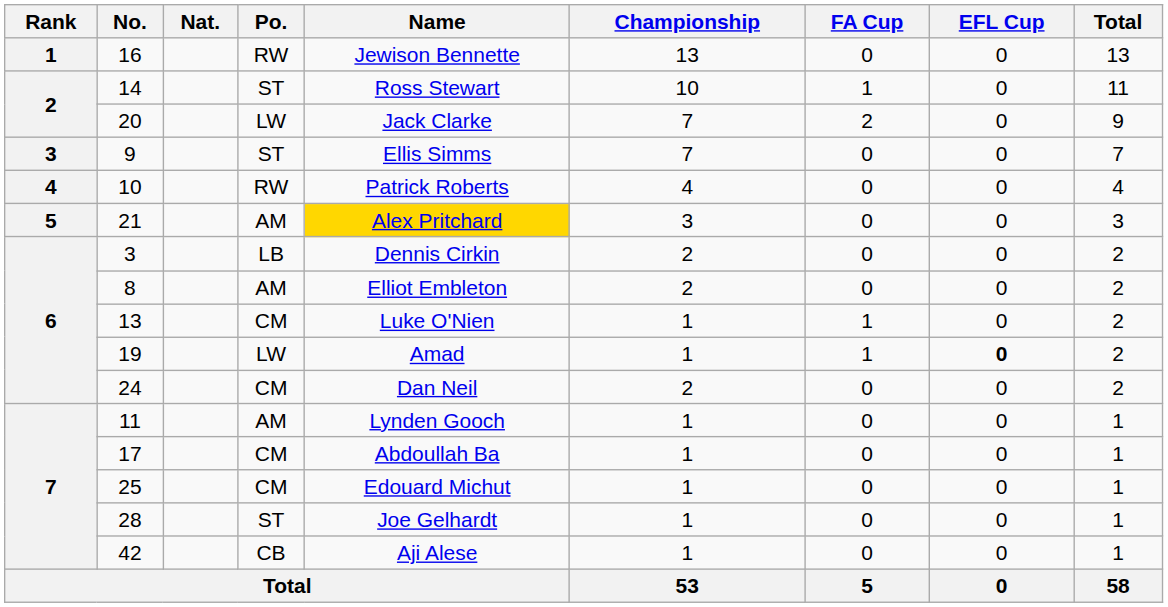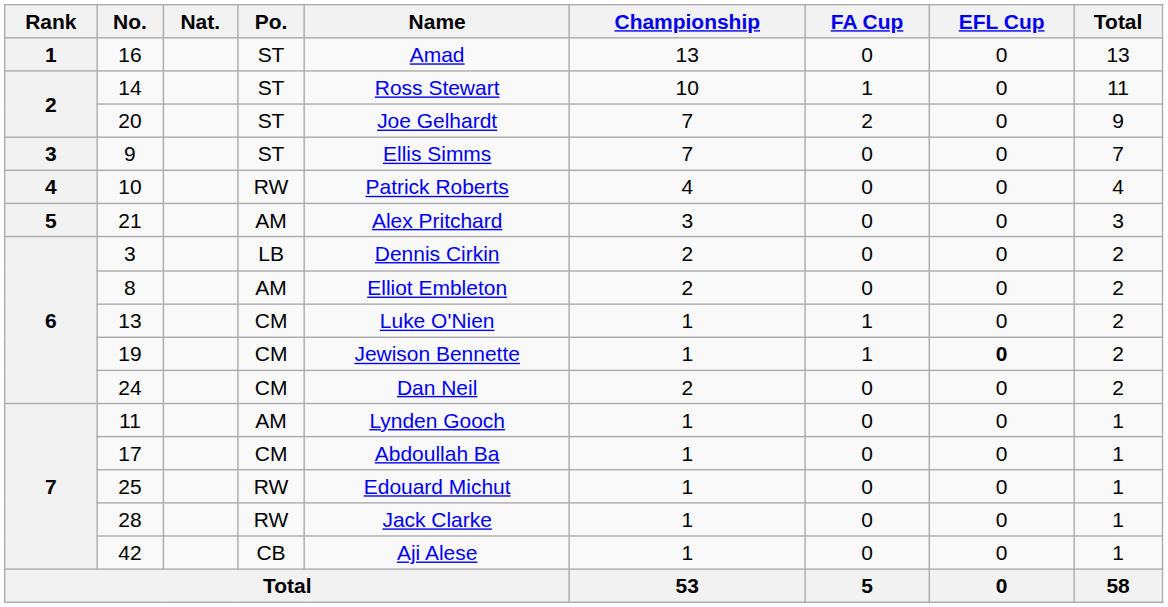(271, 55) RW -> (271, 55) ST
(437, 55) Jewison Bennette -> (437, 55) Amad
(271, 121) LW -> (271, 121) ST
(437, 121) Jack Clarke -> (437, 121) Joe Gelhardt
(437, 221) gold background -> (437, 221) no background
(271, 354) LW -> (271, 354) CM
(437, 354) Amad -> (437, 354) Jewison Bennette
(271, 486) CM -> (271, 486) RW
(271, 520) ST -> (271, 520) RW
(437, 520) Joe Gelhardt -> (437, 520) Jack Clarke
